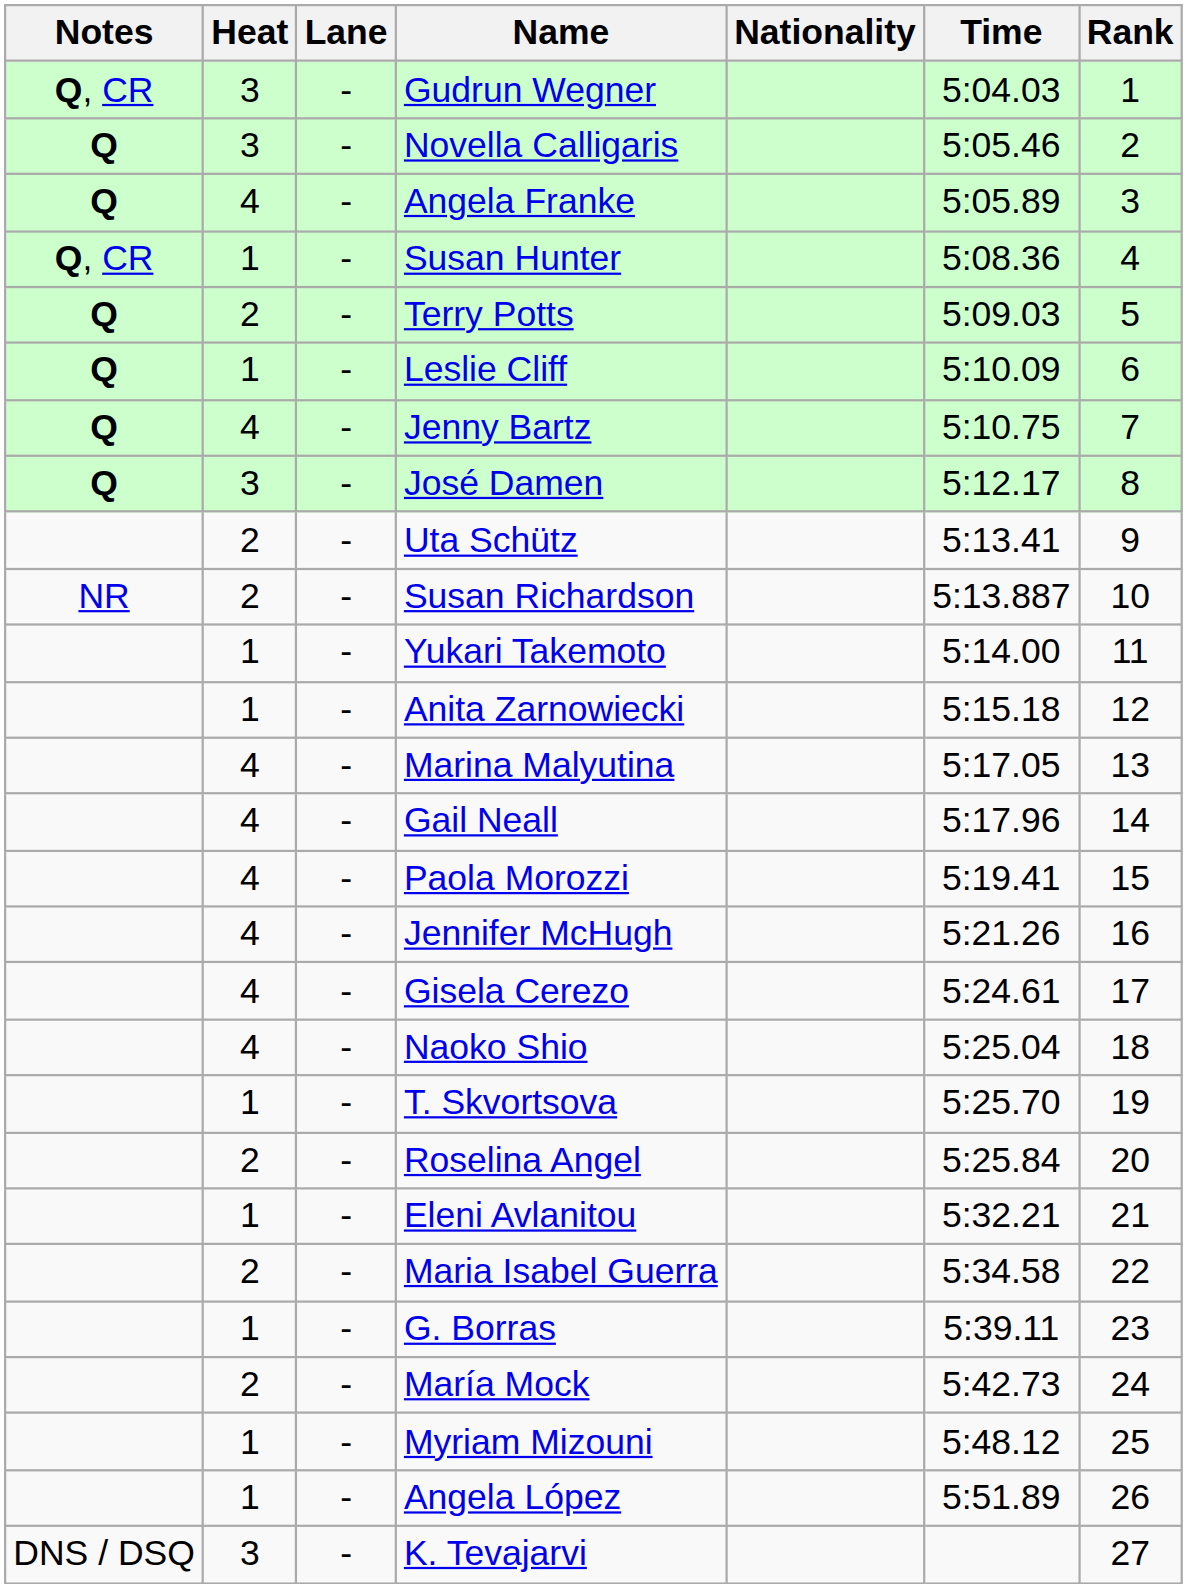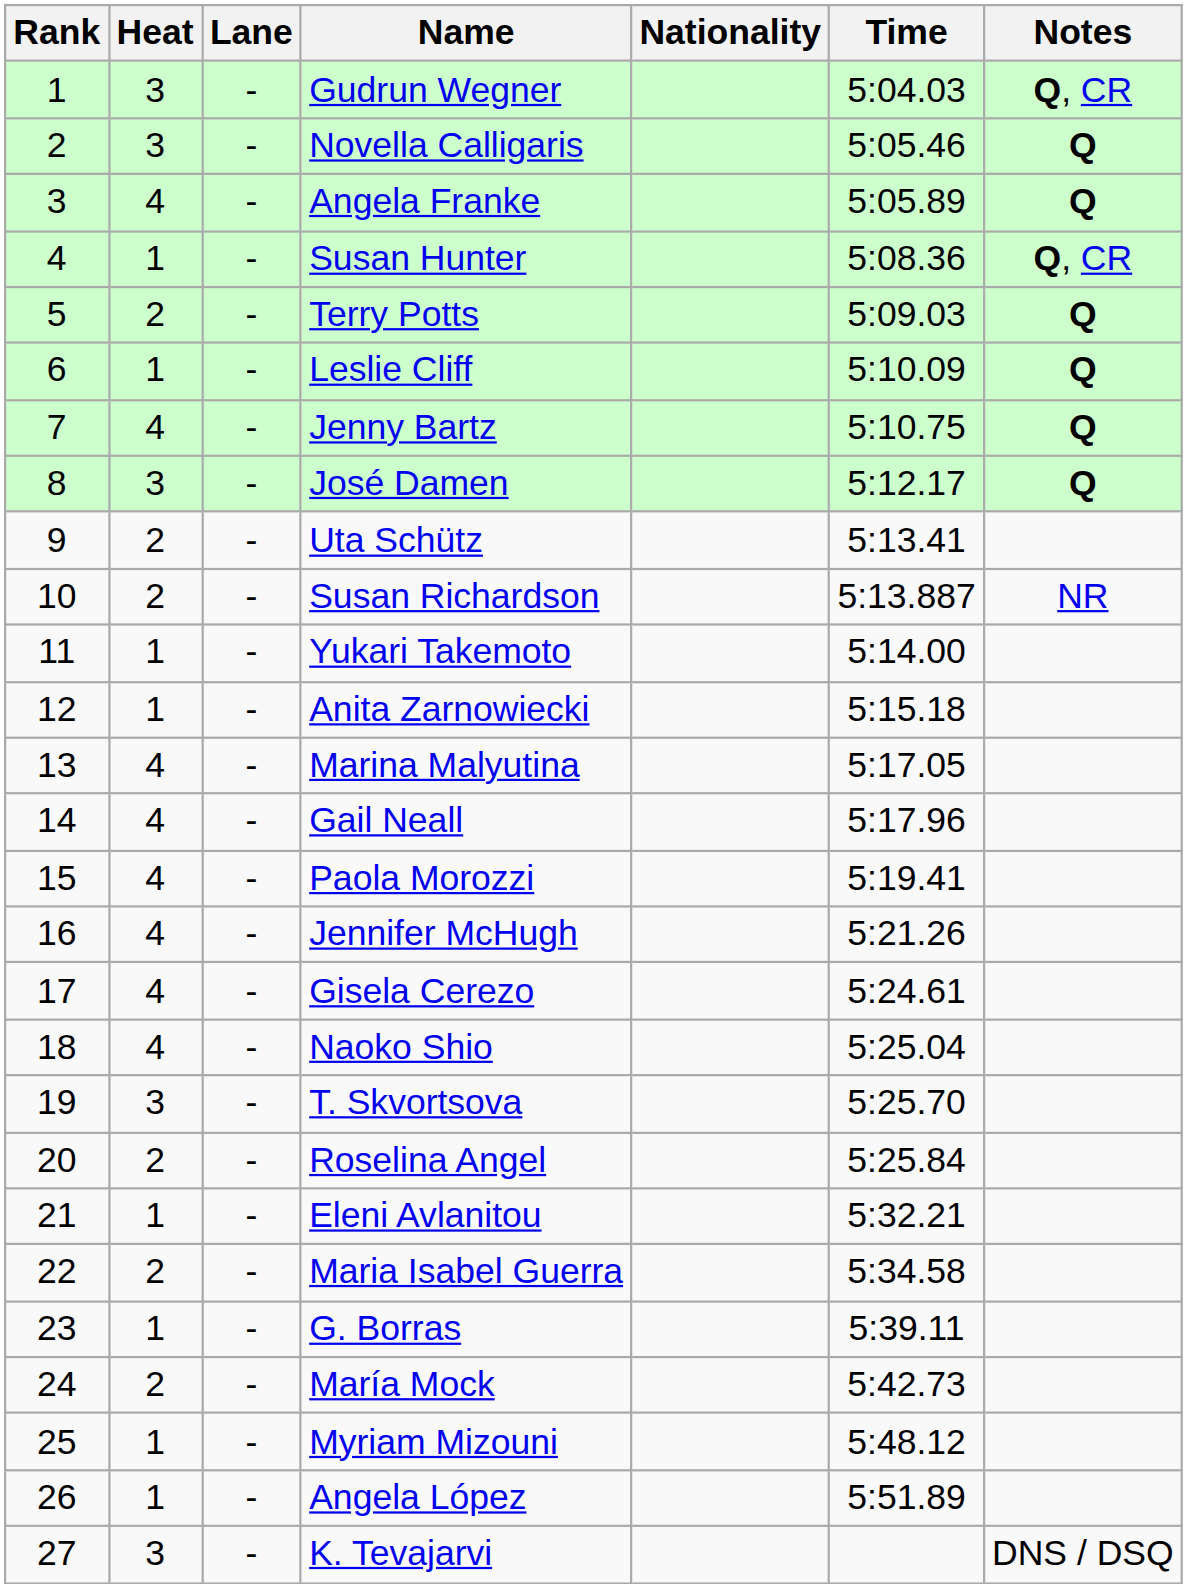columns swapped: (1130, 32) <-> (104, 32)
(250, 1102) 1 -> (155, 1102) 3
